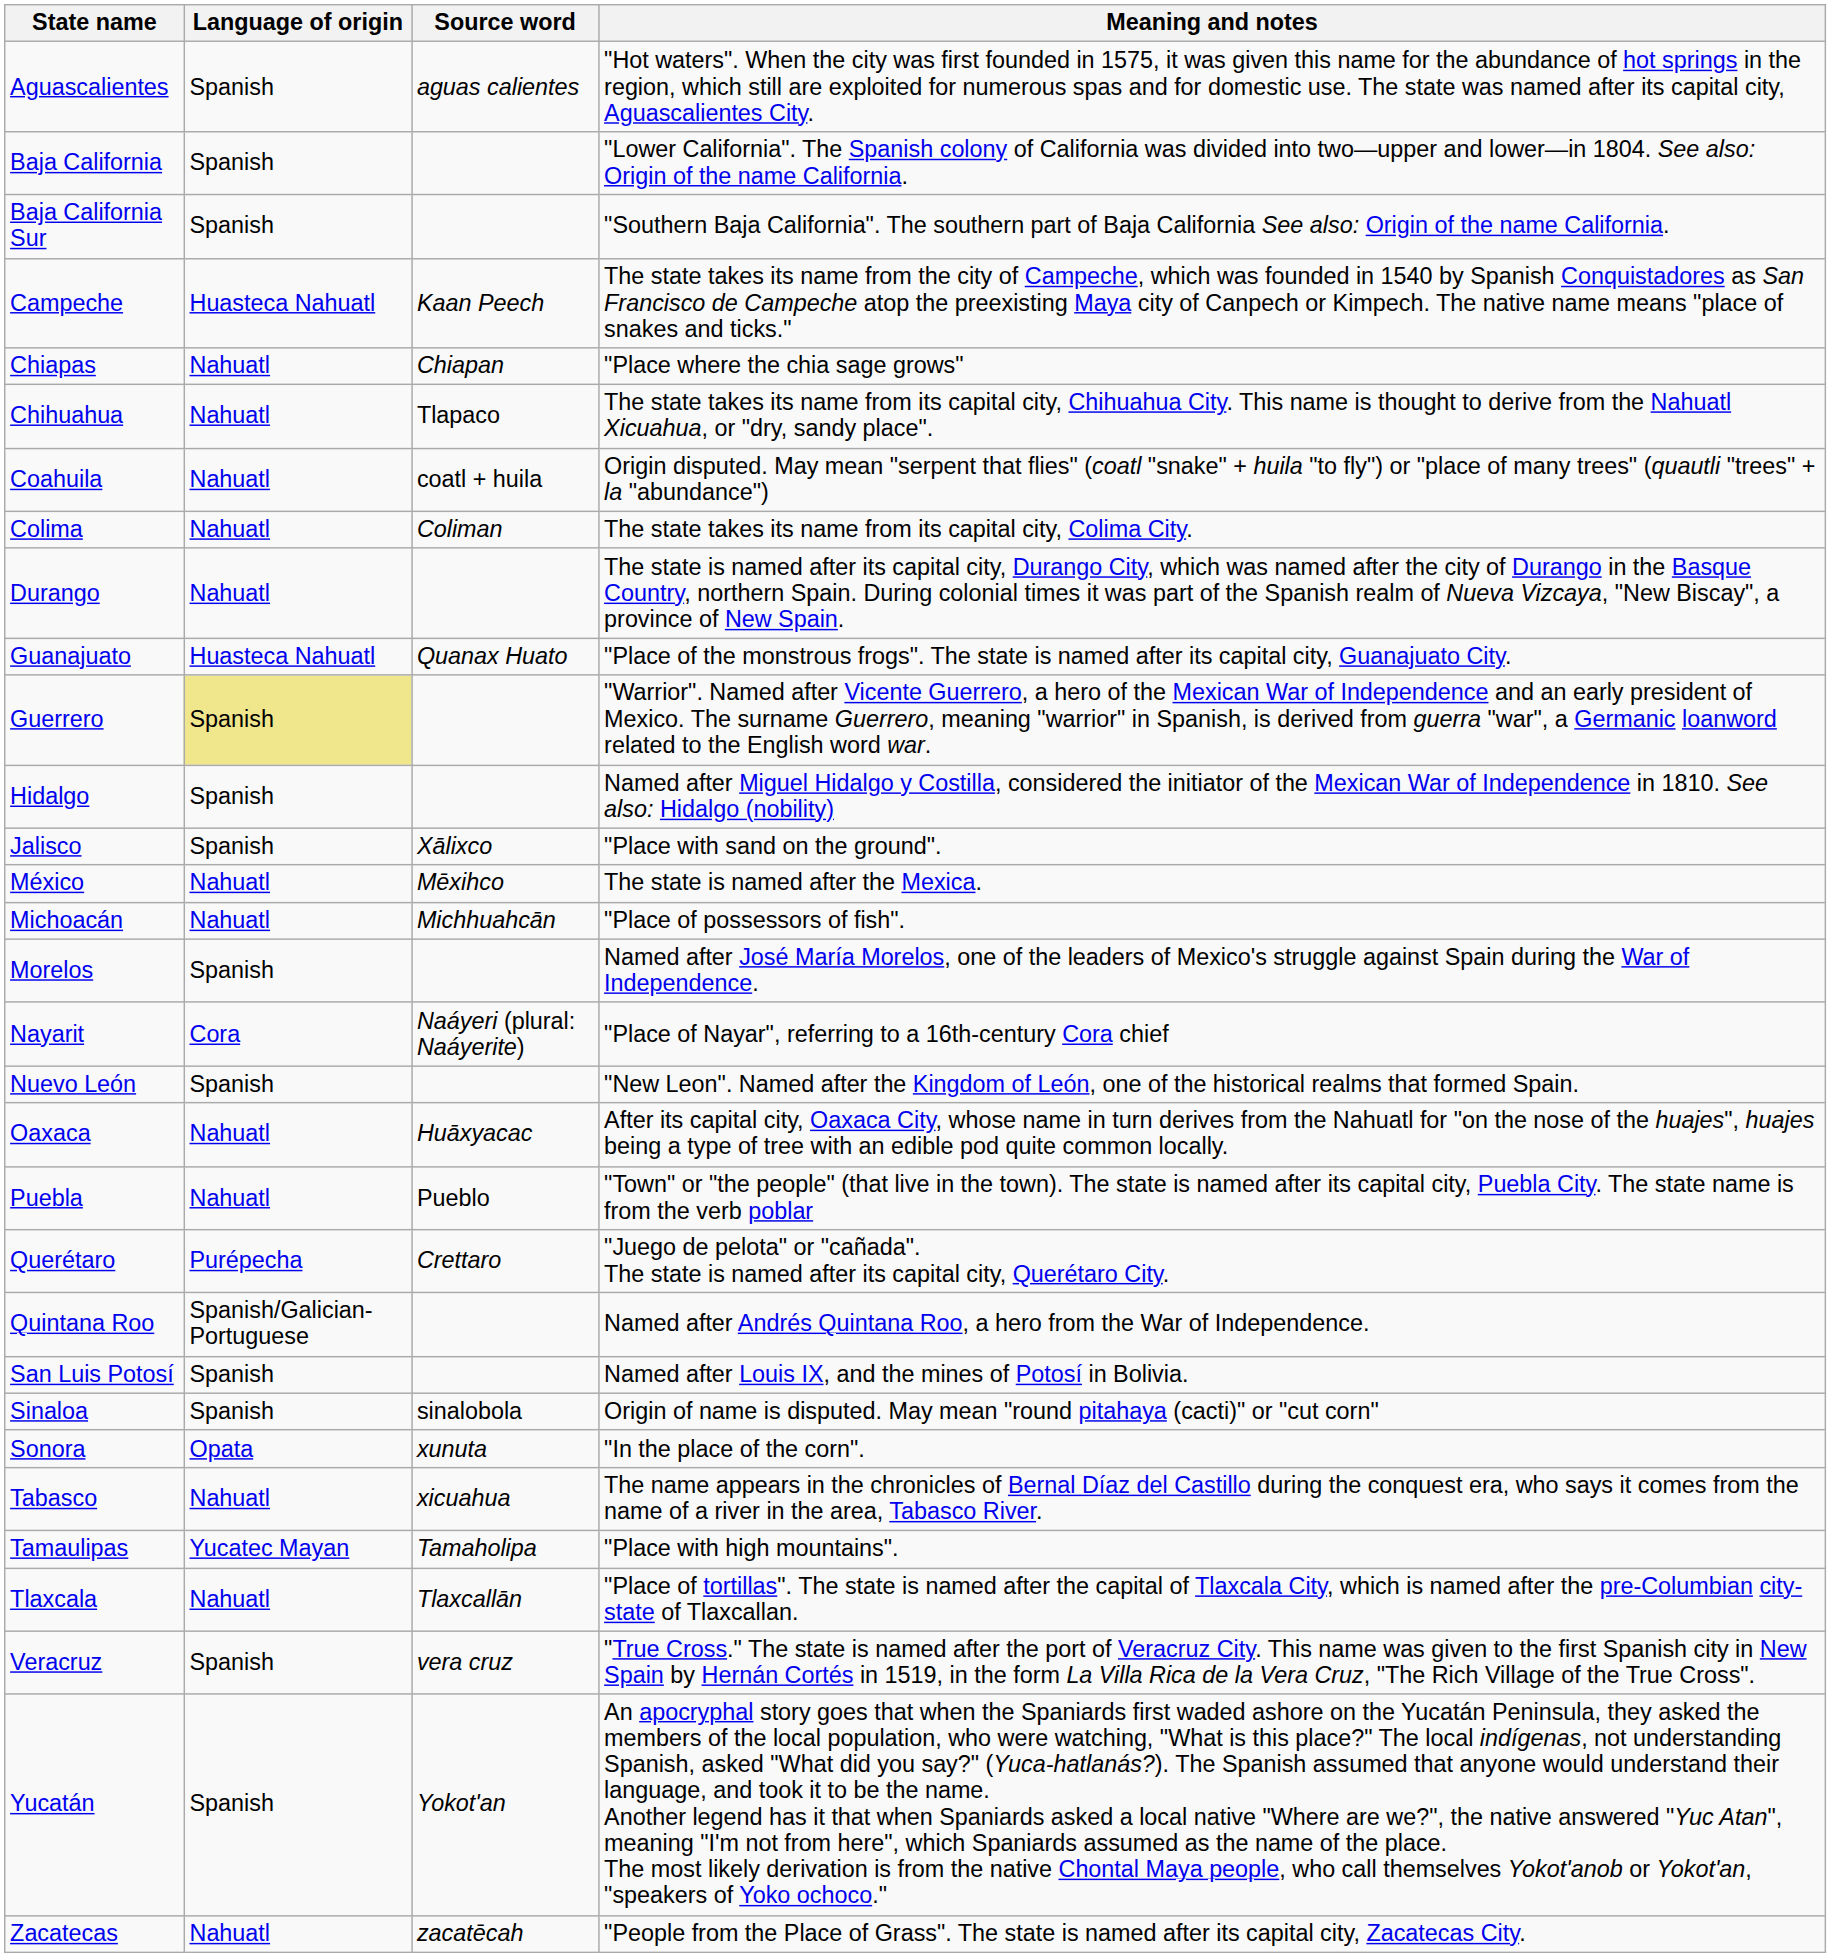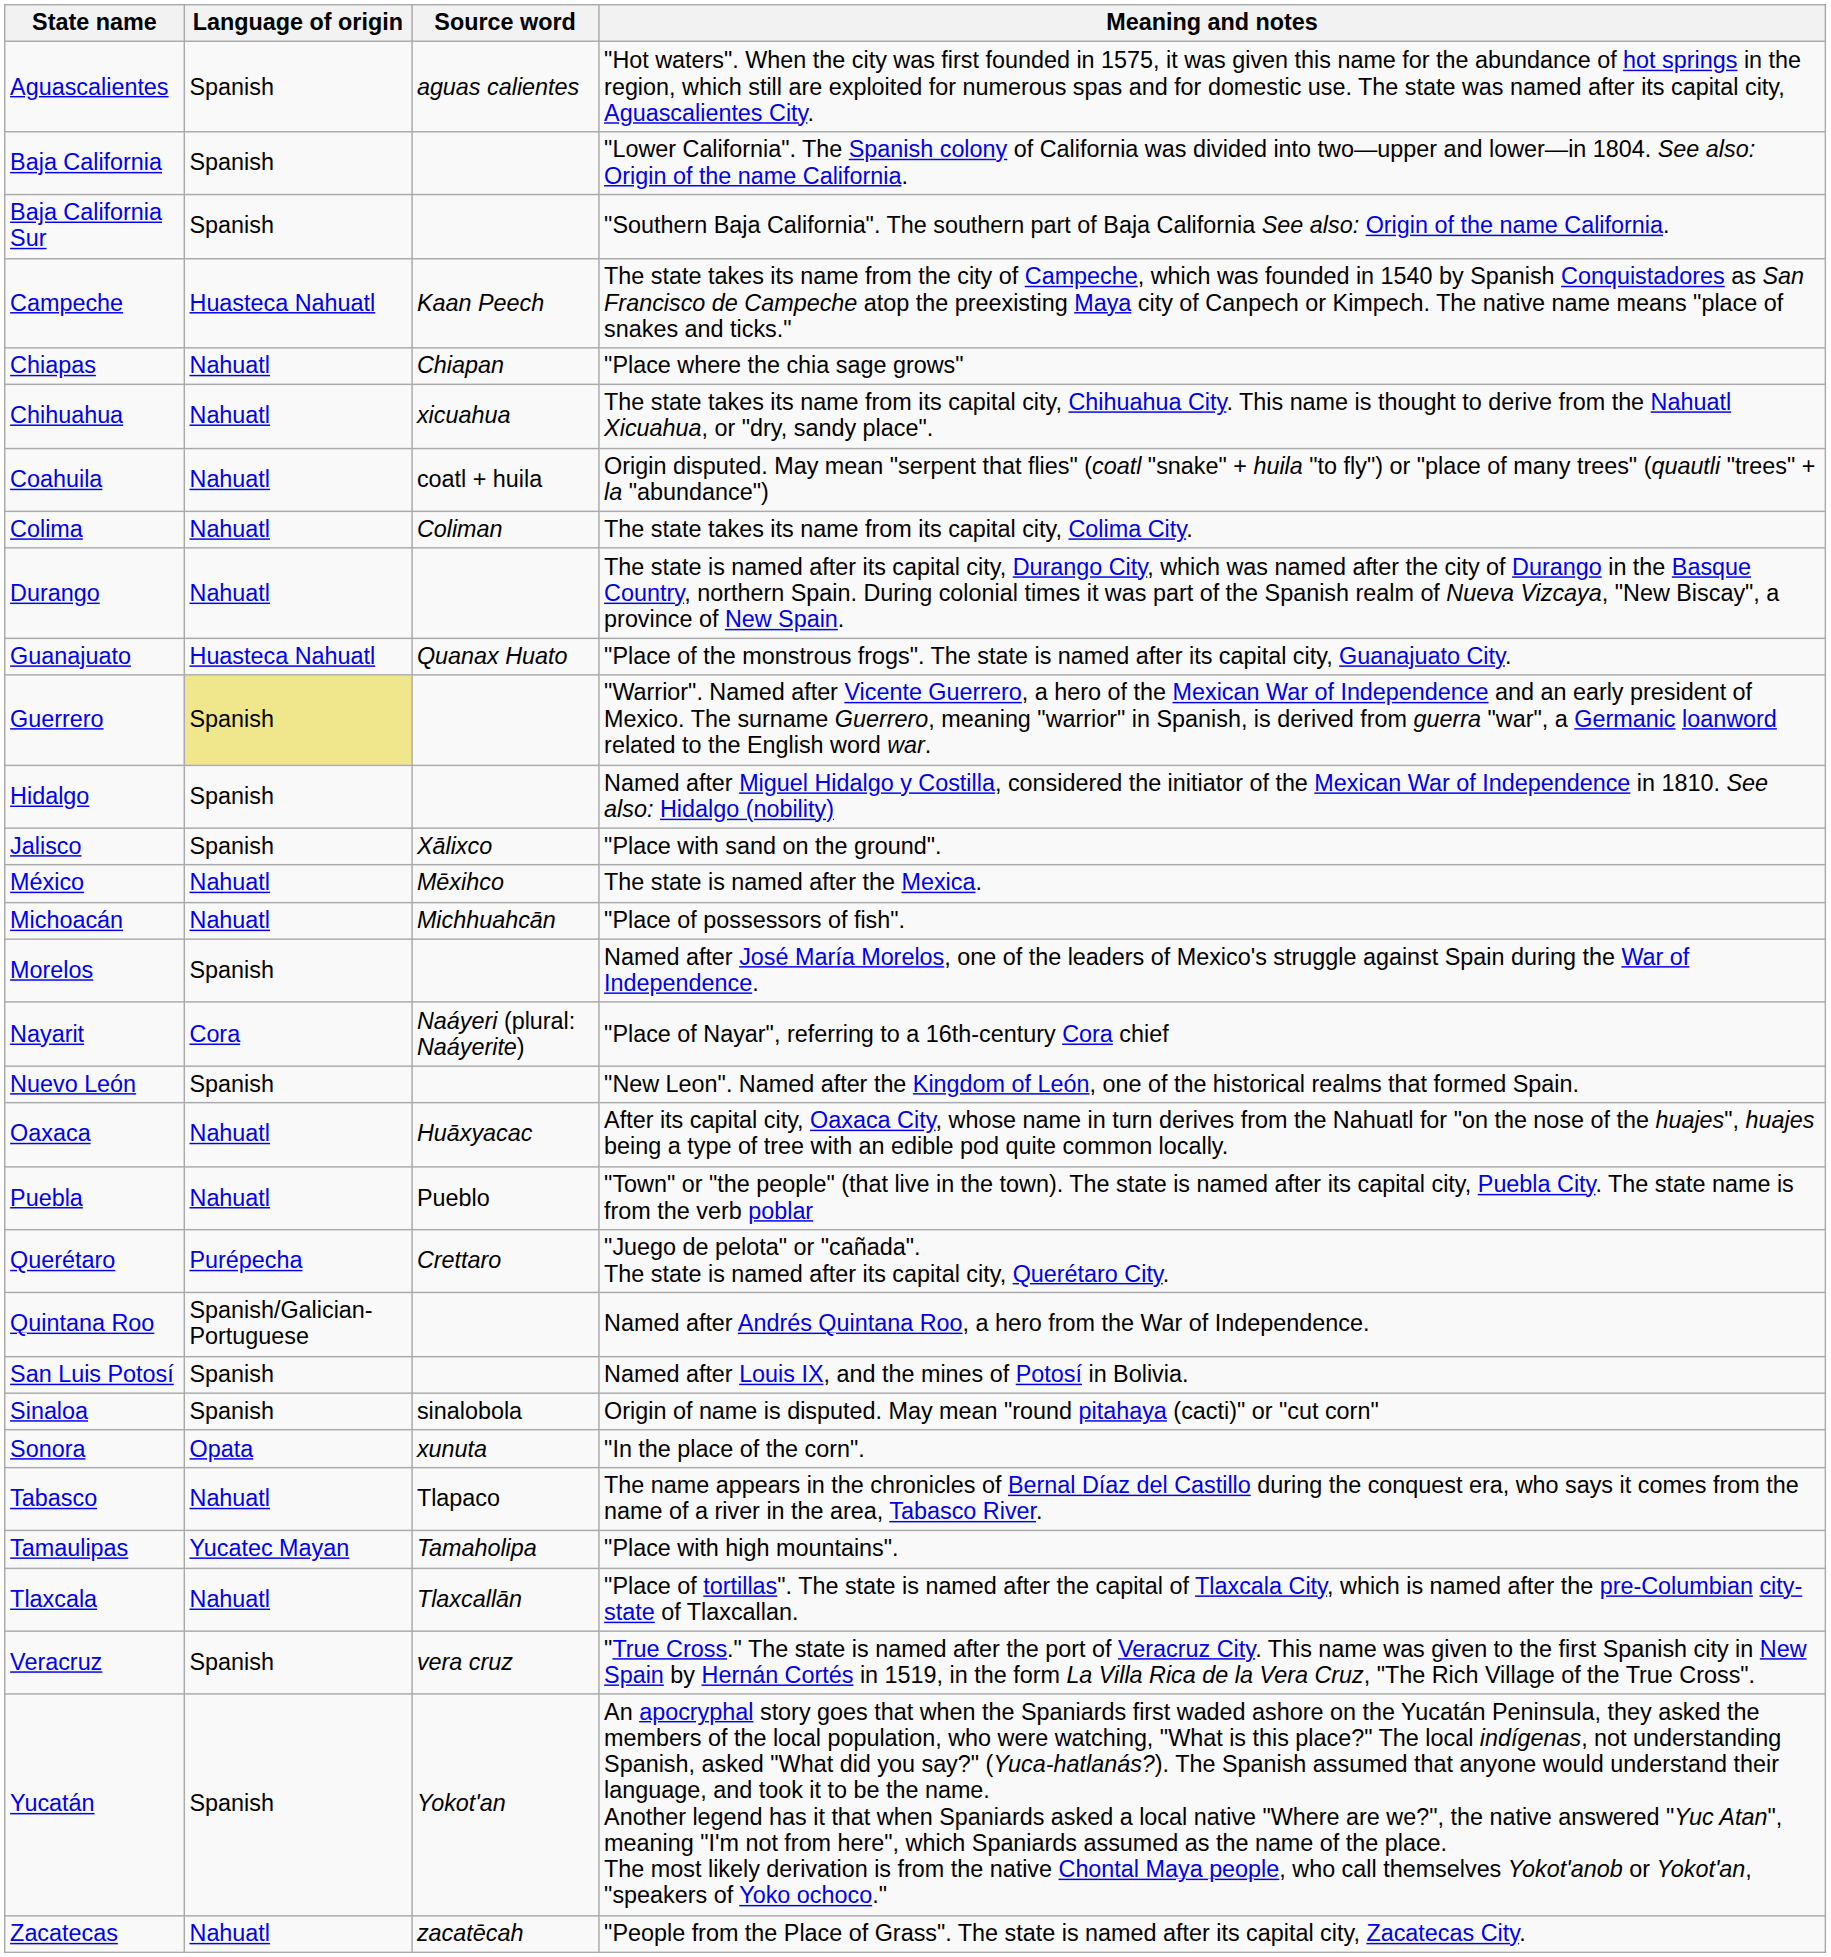(458, 416) Tlapaco -> (464, 416) xicuahua
(464, 1498) xicuahua -> (458, 1498) Tlapaco
